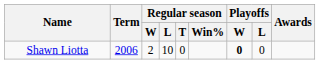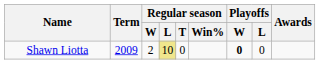(126, 50) 2006 -> (126, 50) 2009
(167, 50) no background -> (167, 50) khaki background
